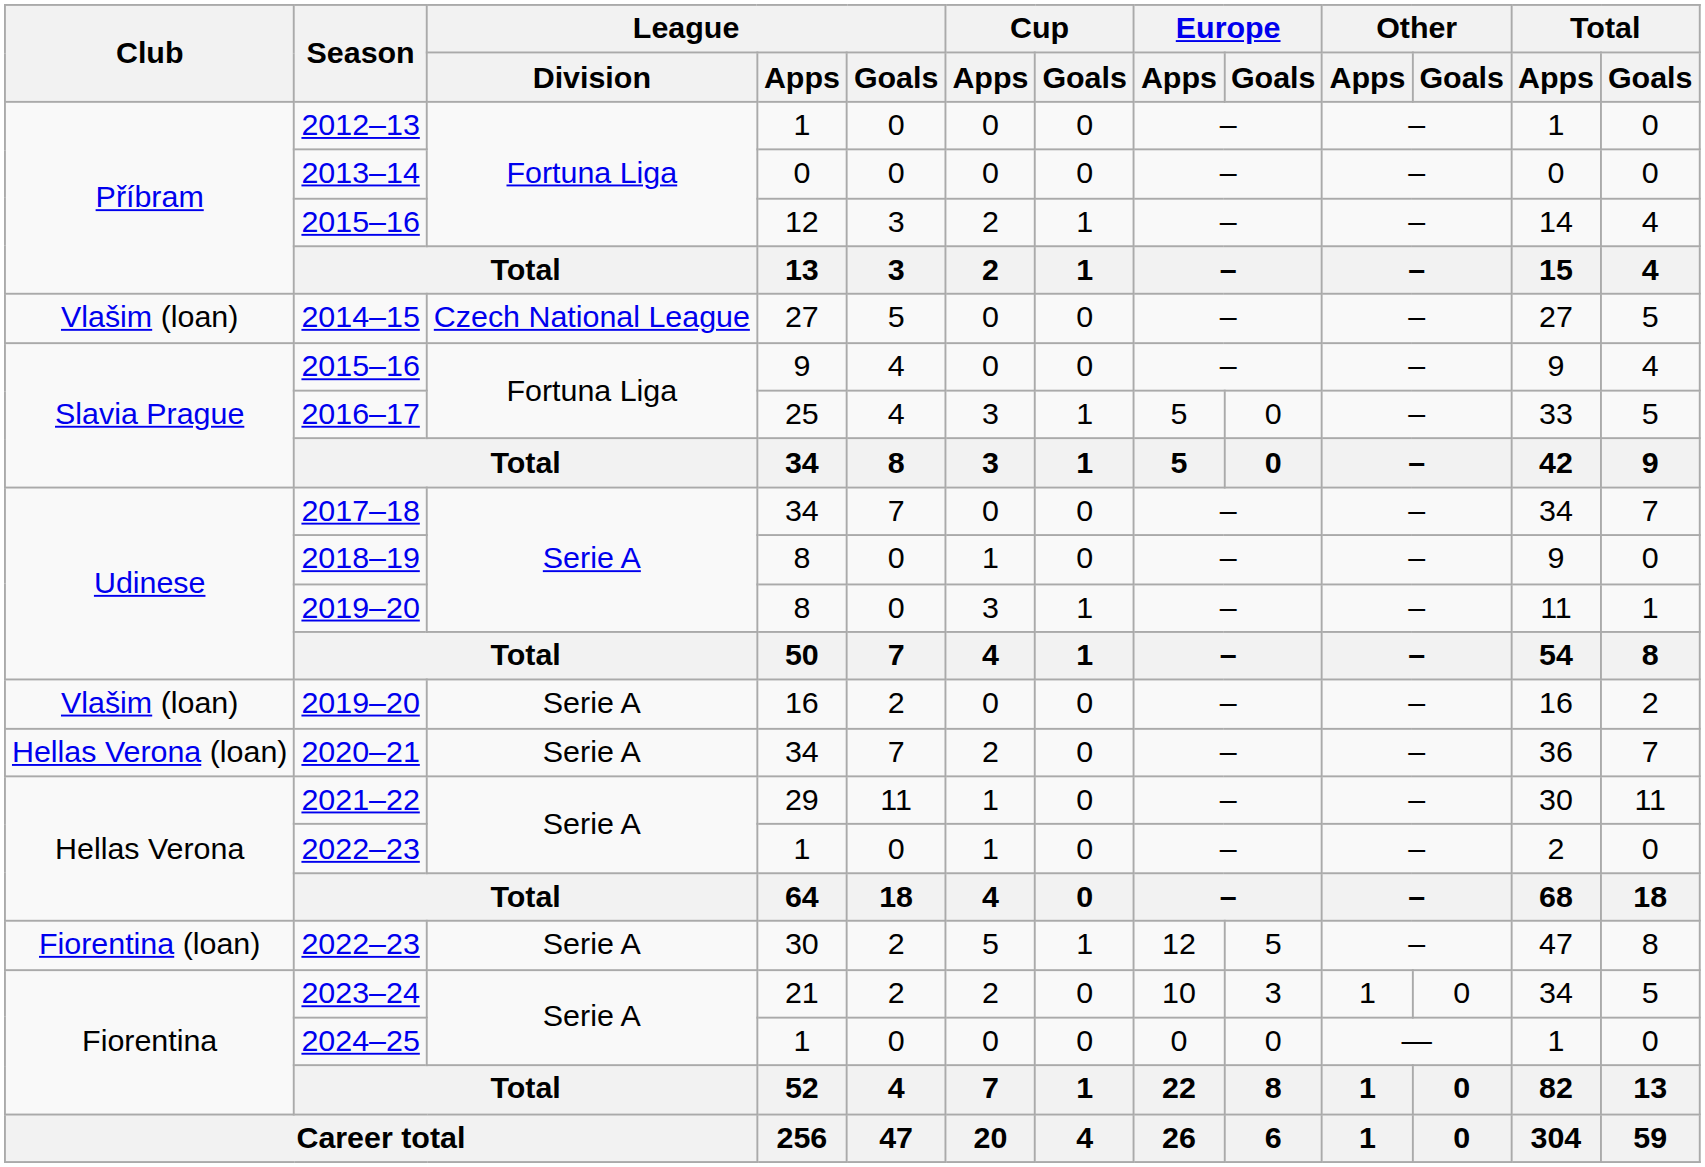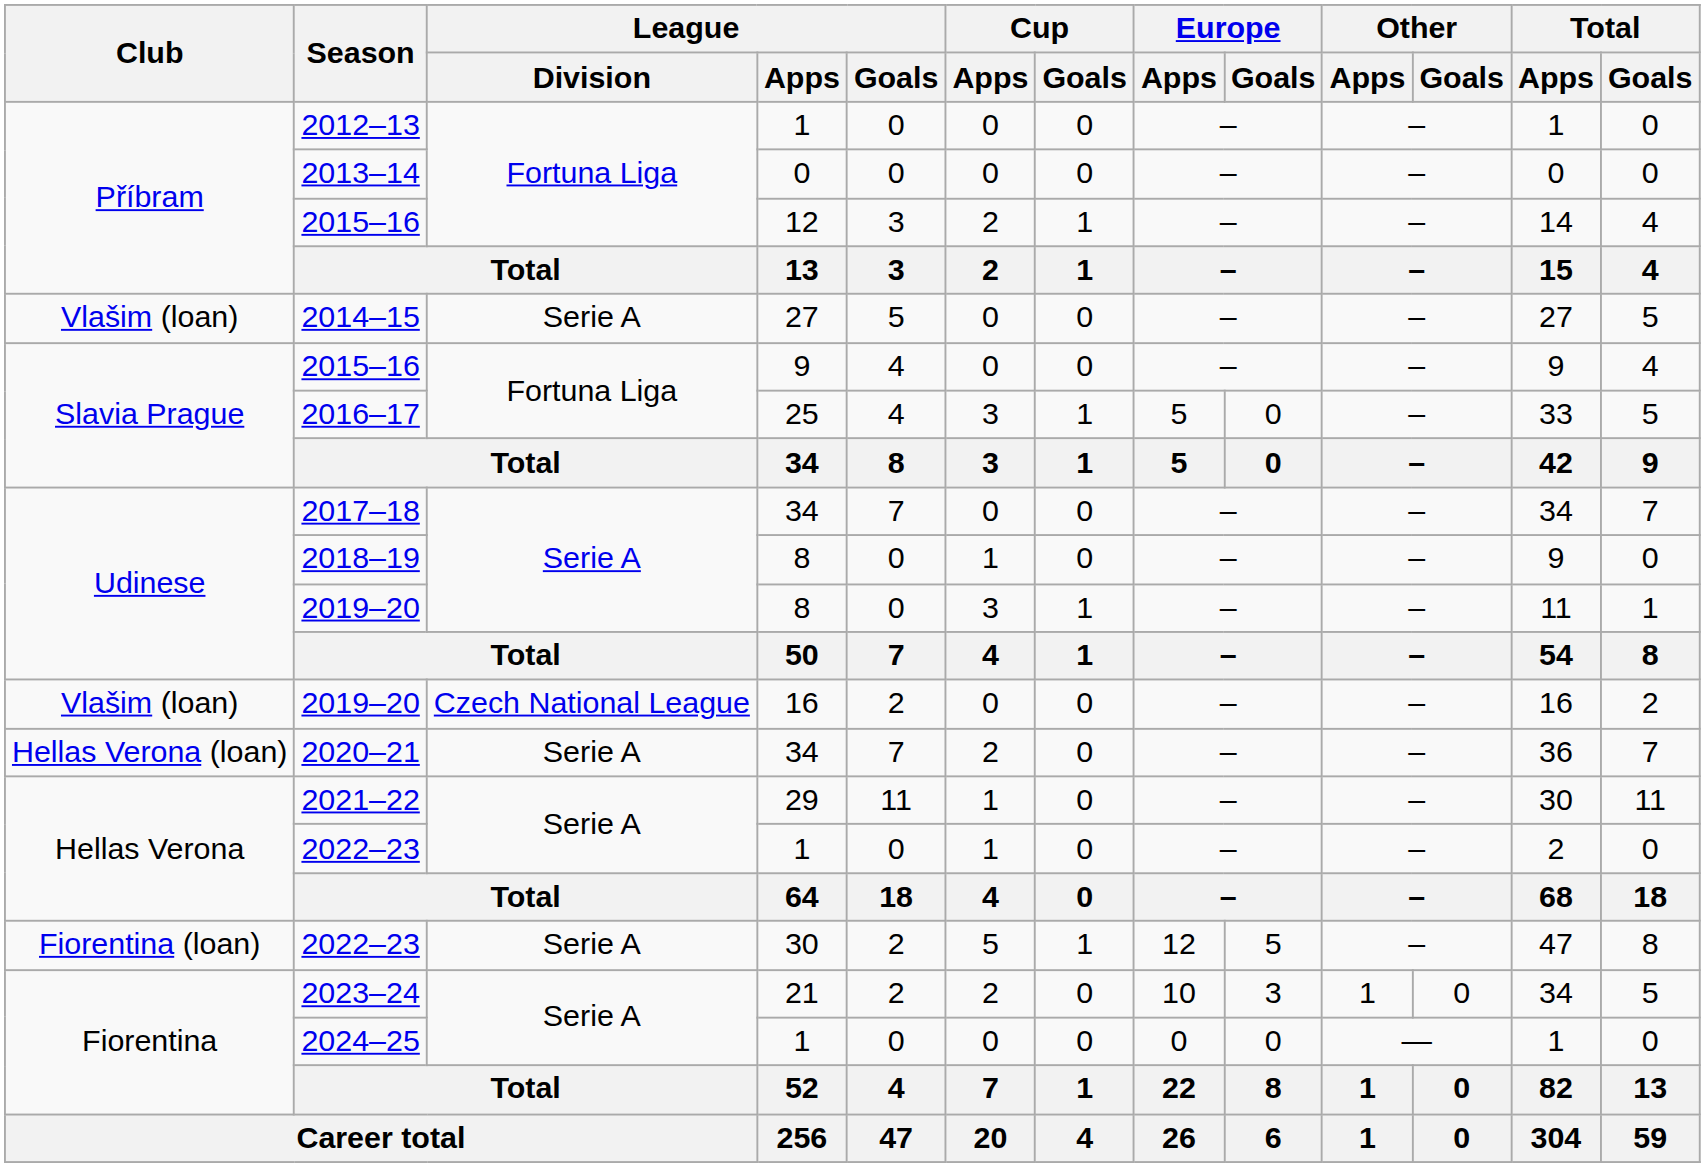(592, 317) Czech National League -> (592, 317) Serie A
(592, 703) Serie A -> (592, 703) Czech National League
